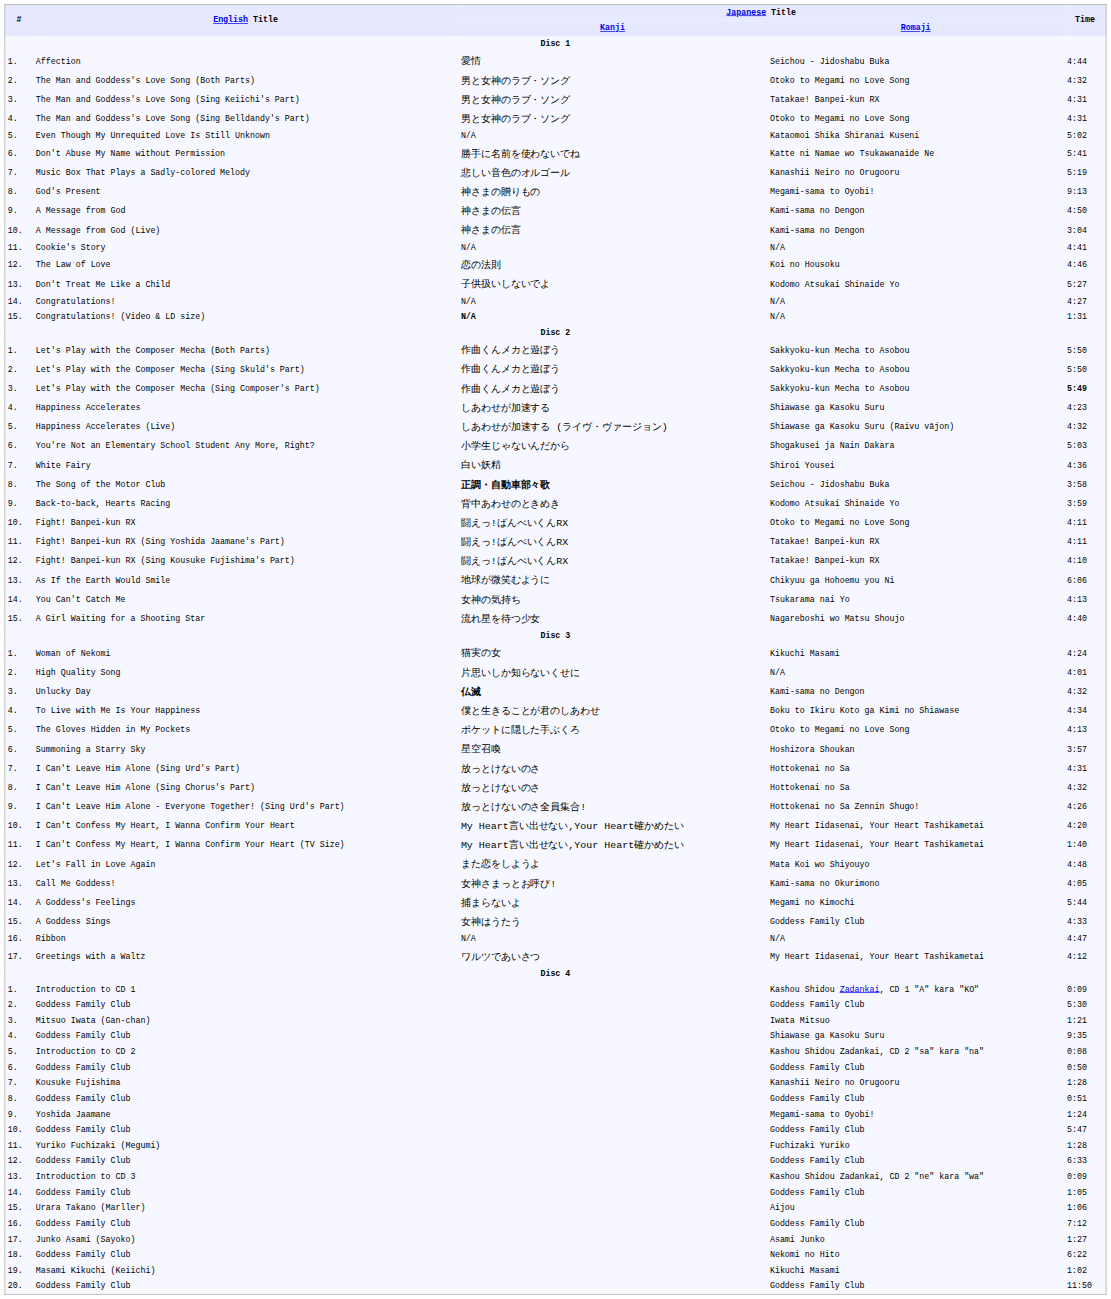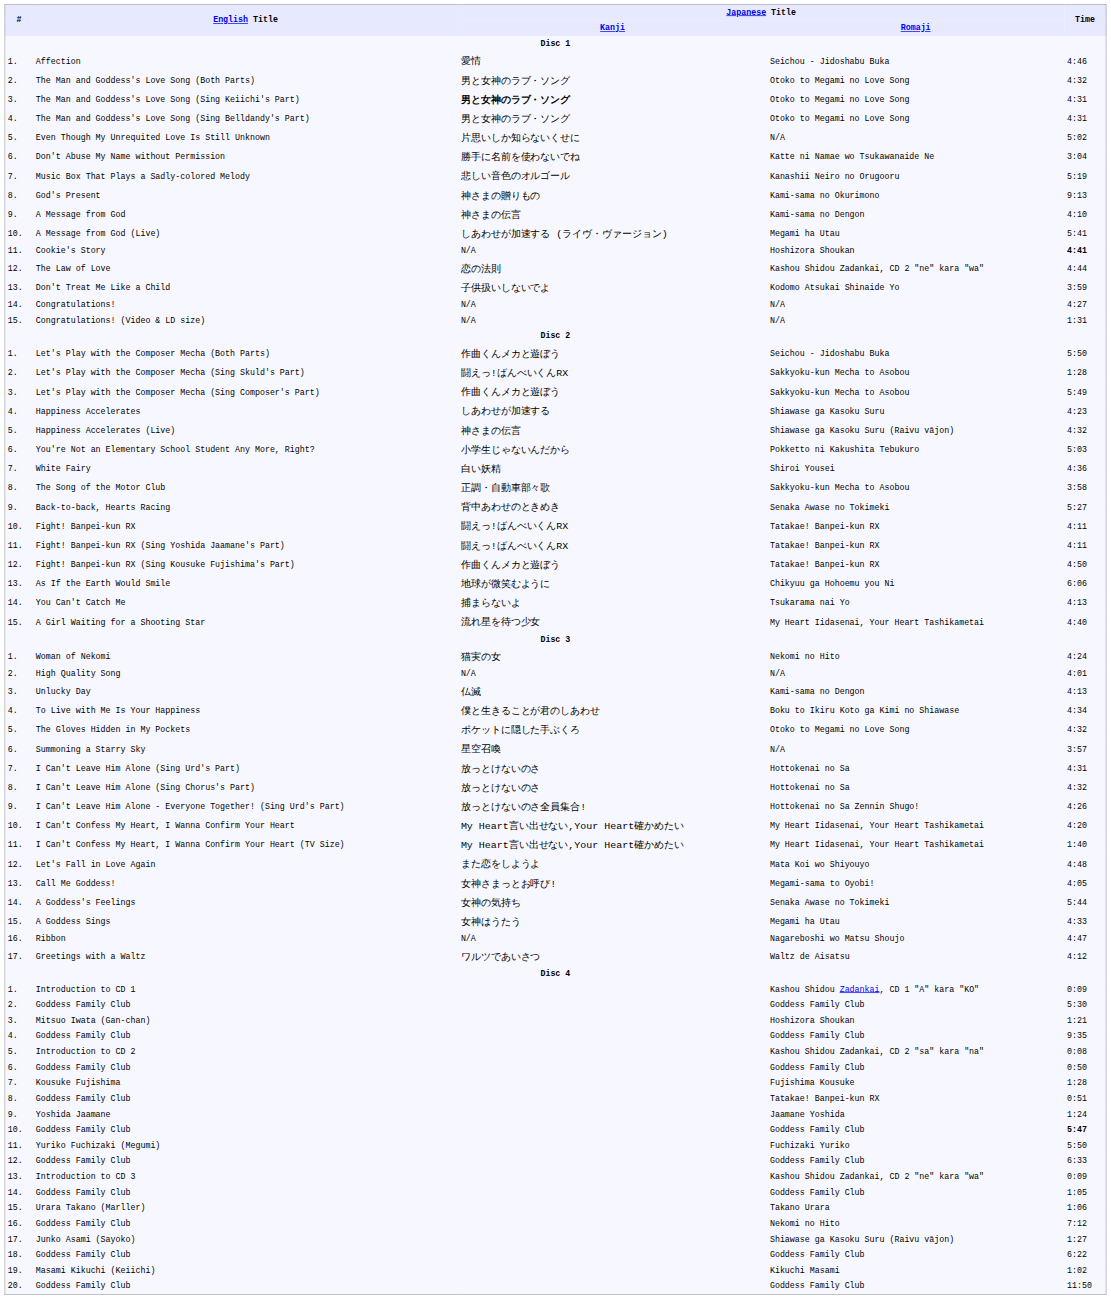(1077, 61) 4:44 -> (1077, 61) 4:46
(516, 100) normal -> (516, 100) bold
(825, 99) Tatakae! Banpei-kun RX -> (840, 99) Otoko to Megami no Love Song
(468, 136) N/A -> (521, 138) 片思いしか知らないくせに
(845, 136) Kataomoi Shika Shiranai Kuseni -> (777, 138) N/A
(1077, 153) 5:41 -> (1077, 157) 3:04
(822, 192) Megami-sama to Oyobi! -> (825, 195) Kami-sama no Okurimono
(1077, 211) 4:50 -> (1077, 215) 4:10
(491, 230) 神さまの伝言 -> (564, 234) しあわせが加速する (ライヴ・ヴァージョン)
(817, 230) Kami-sama no Dengon -> (805, 234) Megami ha Utau
(1077, 230) 3:04 -> (1077, 234) 5:41
(777, 248) N/A -> (812, 251) Hoshizora Shoukan
(1077, 248) normal -> (1077, 251) bold
(805, 265) Koi no Housoku -> (877, 268) Kashou Shidou Zadankai, CD 2 "ne" kara "wa"
(1077, 265) 4:46 -> (1077, 268) 4:44
(1077, 284) 5:27 -> (1077, 288) 3:59
(468, 317) bold -> (468, 321) normal
(840, 350) Sakkyoku-kun Mecha to Asobou -> (830, 354) Seichou - Jidoshabu Buka
(511, 370) 作曲くんメカと遊ぼう -> (515, 373) 闘えっ!ばんべいくんRX
(1077, 369) 5:50 -> (1077, 373) 1:28
(1077, 388) bold -> (1077, 392) normal
(564, 427) しあわせが加速する (ライヴ・ヴァージョン) -> (491, 431) 神さまの伝言
(832, 446) Shogakusei ja Nain Dakara -> (845, 450) Pokketto ni Kakushita Tebukuro
(506, 485) bold -> (506, 488) normal
(830, 484) Seichou - Jidoshabu Buka -> (840, 488) Sakkyoku-kun Mecha to Asobou
(835, 503) Kodomo Atsukai Shinaide Yo -> (830, 507) Senaka Awase no Tokimeki
(1077, 503) 3:59 -> (1077, 507) 5:27
(840, 523) Otoko to Megami no Love Song -> (825, 526) Tatakae! Banpei-kun RX
(515, 561) 闘えっ!ばんべいくんRX -> (511, 565) 作曲くんメカと遊ぼう
(1077, 561) 4:10 -> (1077, 565) 4:50
(491, 600) 女神の気持ち -> (491, 603) 捕まらないよ
(837, 619) Nagareboshi wo Matsu Shoujo -> (877, 622) My Heart Iidasenai, Your Heart Tashikametai
(805, 653) Kikuchi Masami -> (805, 657) Nekomi no Hito
(521, 673) 片思いしか知らないくせに -> (468, 674) N/A
(471, 692) bold -> (471, 692) normal
(1077, 692) 4:32 -> (1077, 692) 4:13
(1077, 730) 4:13 -> (1077, 730) 4:32
(812, 749) Hoshizora Shoukan -> (777, 749) N/A
(825, 883) Kami-sama no Okurimono -> (822, 883) Megami-sama to Oyobi!
(491, 903) 捕まらないよ -> (491, 903) 女神の気持ち
(812, 903) Megami no Kimochi -> (830, 903) Senaka Awase no Tokimeki
(817, 922) Goddess Family Club -> (805, 922) Megami ha Utau
(777, 939) N/A -> (837, 939) Nagareboshi wo Matsu Shoujo
(877, 956) My Heart Iidasenai, Your Heart Tashikametai -> (810, 956) Waltz de Aisatsu
(800, 1021) Iwata Mitsuo -> (812, 1021) Hoshizora Shoukan
(827, 1036) Shiawase ga Kasoku Suru -> (817, 1036) Goddess Family Club
(835, 1083) Kanashii Neiro no Orugooru -> (812, 1083) Fujishima Kousuke
(817, 1099) Goddess Family Club -> (825, 1099) Tatakae! Banpei-kun RX
(822, 1114) Megami-sama to Oyobi! -> (807, 1114) Jaamane Yoshida
(1077, 1130) normal -> (1077, 1130) bold
(1077, 1146) 1:28 -> (1077, 1146) 5:50
(782, 1208) Aijou -> (800, 1208) Takano Urara
(817, 1224) Goddess Family Club -> (805, 1224) Nekomi no Hito
(797, 1239) Asami Junko -> (862, 1239) Shiawase ga Kasoku Suru (Raivu vājon)
(805, 1255) Nekomi no Hito -> (817, 1255) Goddess Family Club
